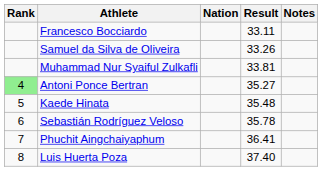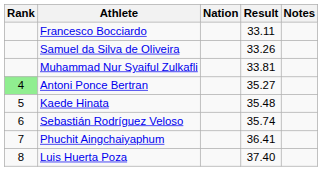(261, 121) 35.78 -> (261, 121) 35.74
